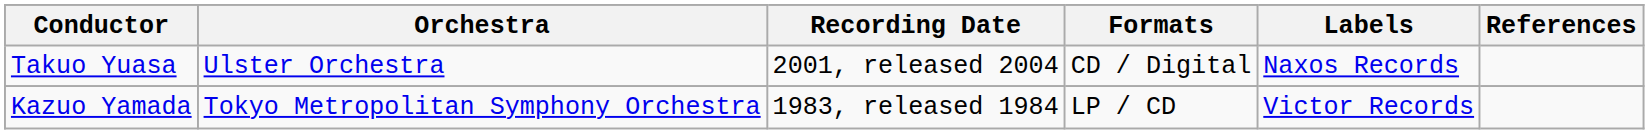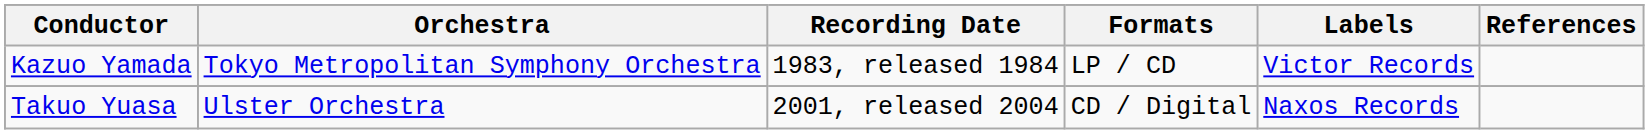rows swapped: (101, 107) <-> (94, 66)
